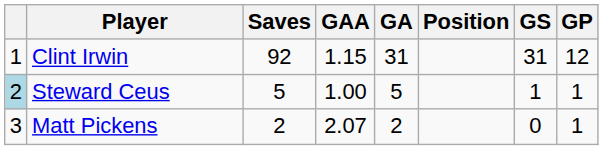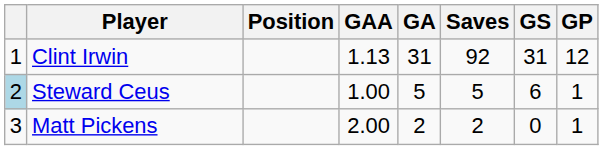columns swapped: (466, 21) <-> (279, 21)
(345, 56) 1.15 -> (369, 56) 1.13
(535, 91) 1 -> (535, 91) 6
(345, 126) 2.07 -> (369, 126) 2.00
